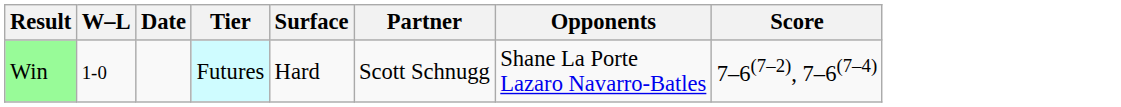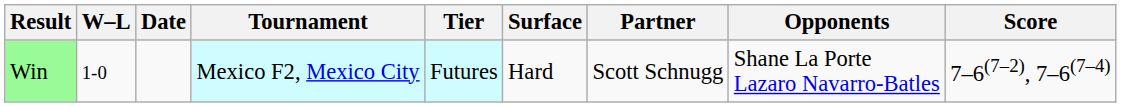+ column: (308, 22)
